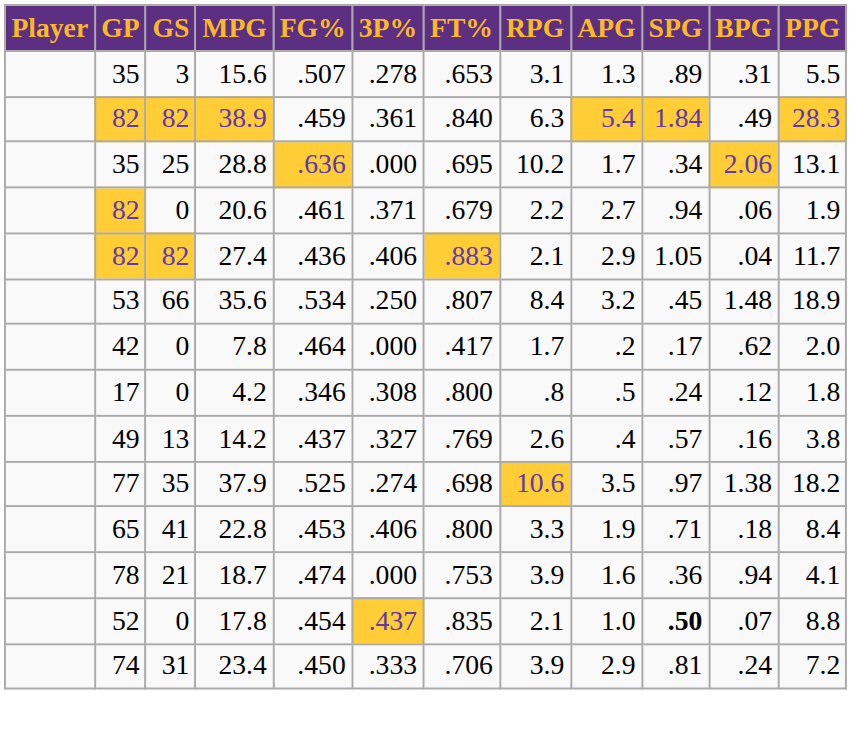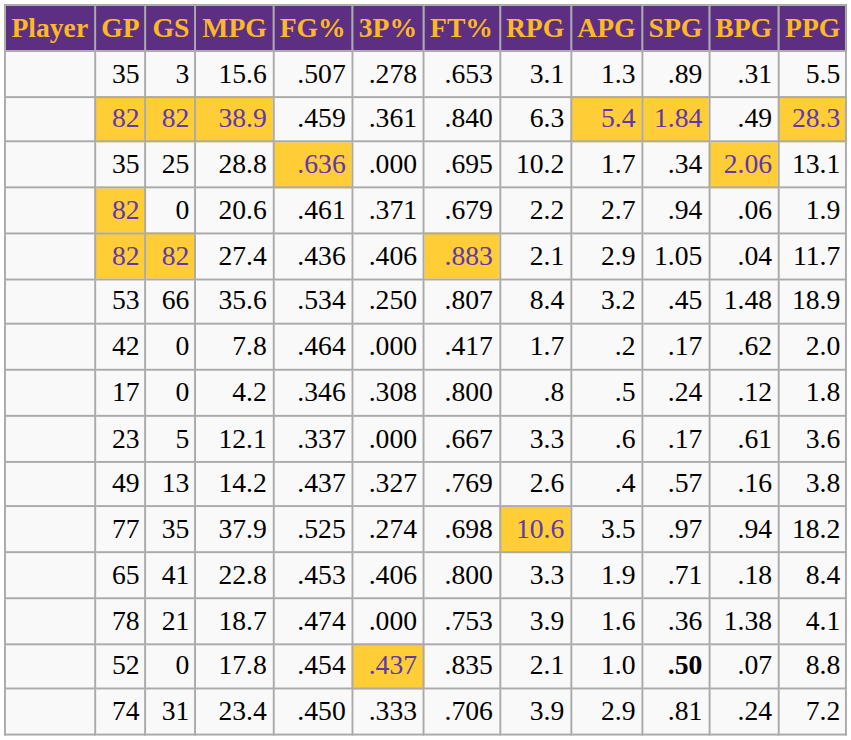+ row: (243, 438)
(748, 483) 1.38 -> (755, 529) .94
(755, 574) .94 -> (748, 620) 1.38
